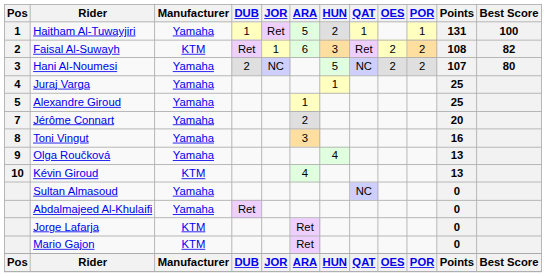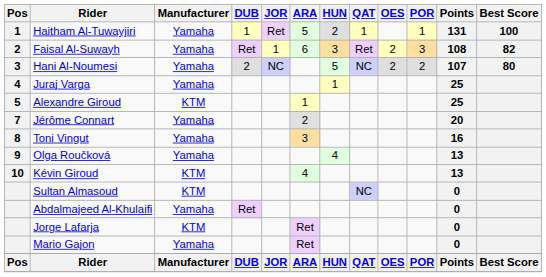(193, 48) KTM -> (193, 48) Yamaha
(422, 48) 2 -> (422, 48) 3
(193, 102) Yamaha -> (193, 102) KTM
(193, 191) Yamaha -> (193, 191) KTM
(193, 244) KTM -> (193, 244) Yamaha
